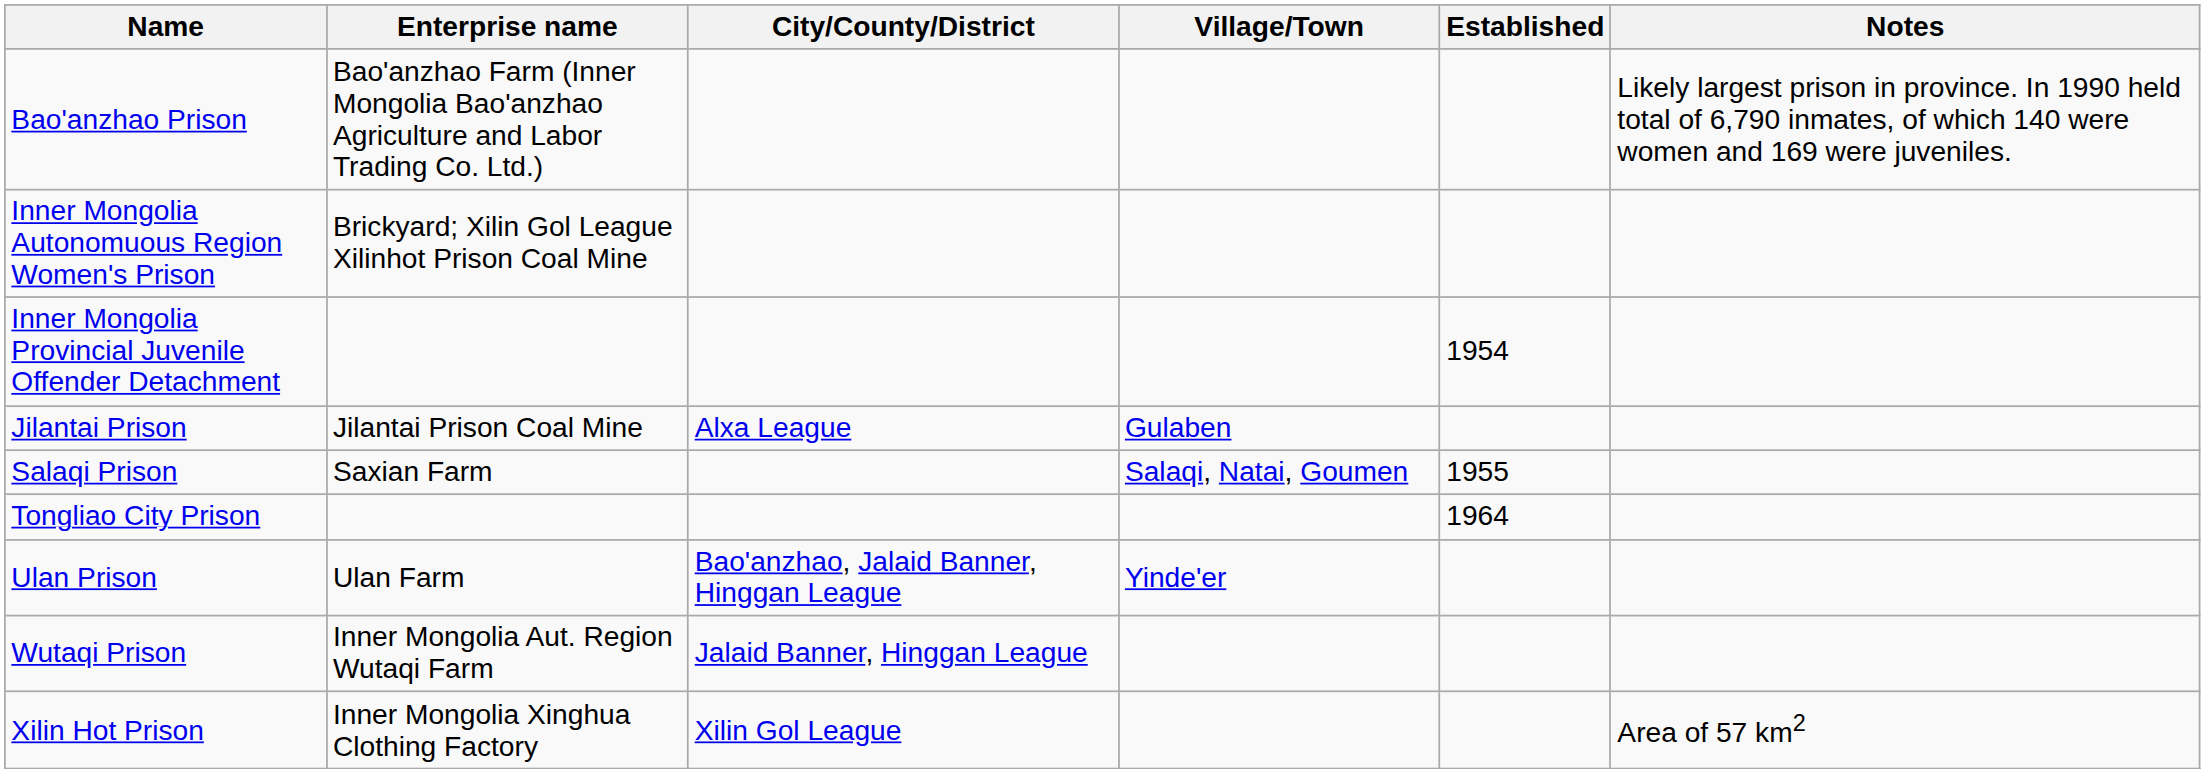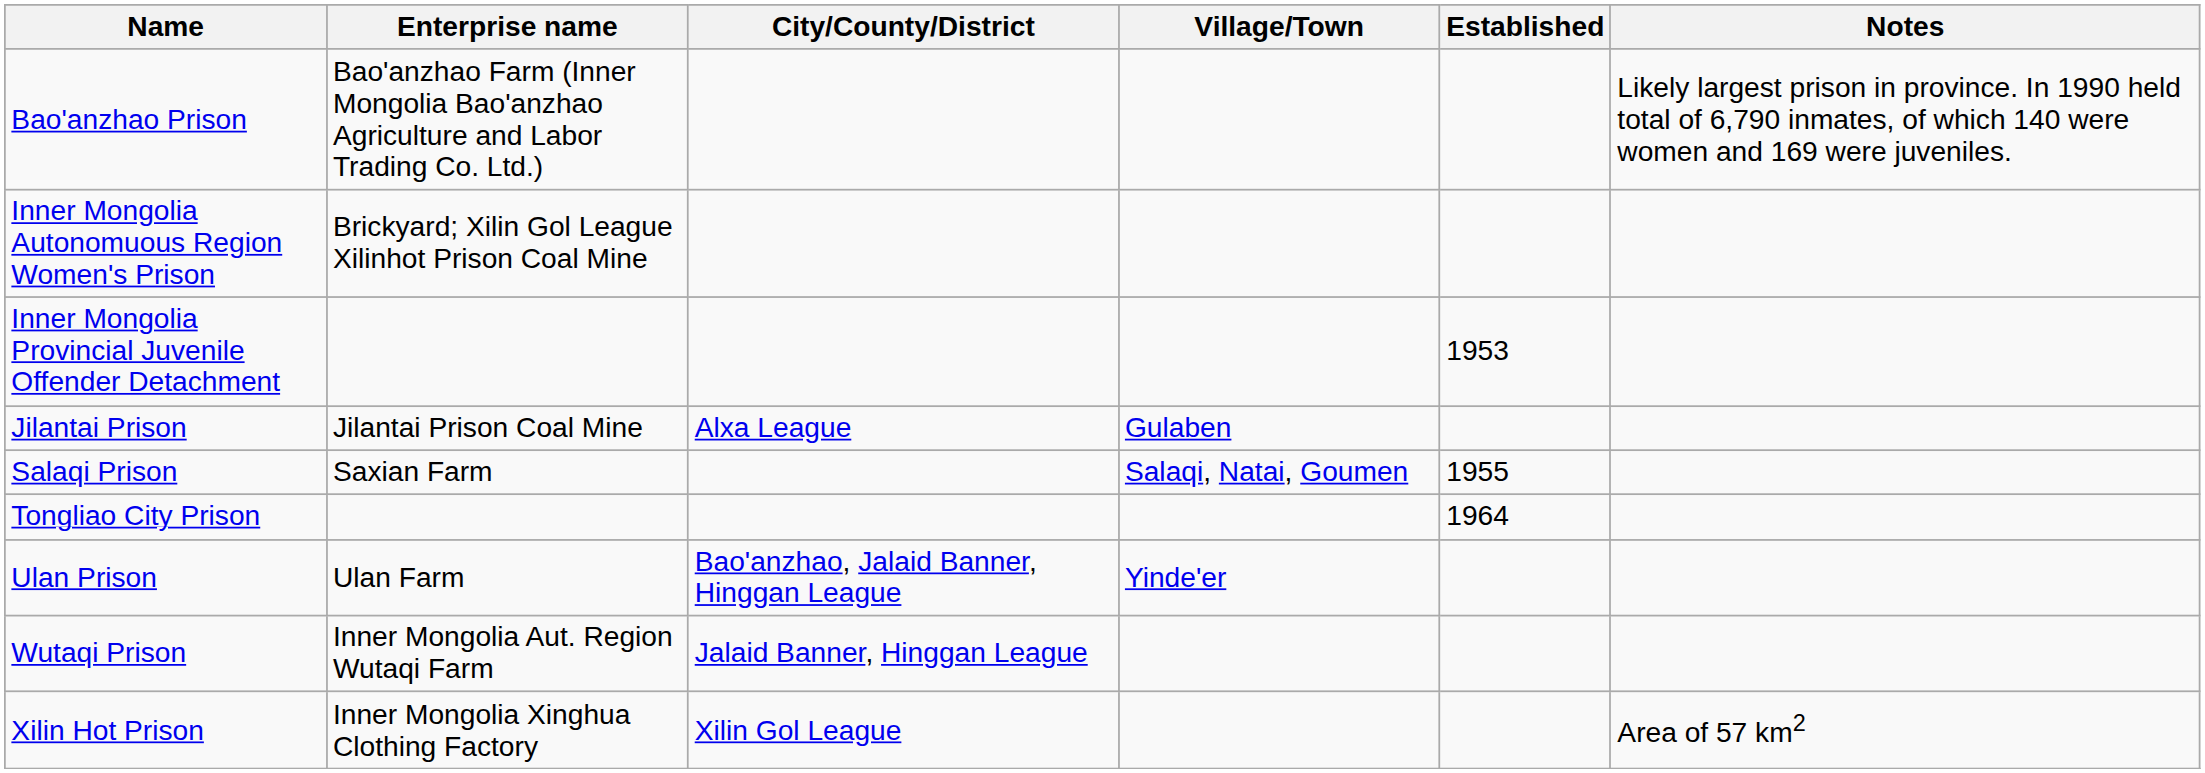(1478, 350) 1954 -> (1478, 350) 1953
